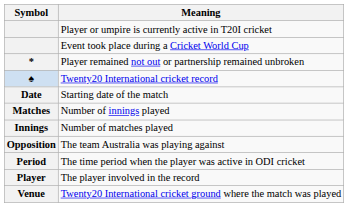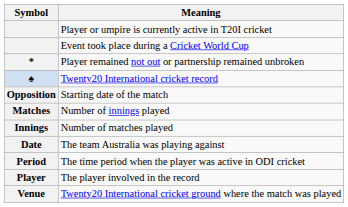(31, 95) Date -> (31, 95) Opposition
(31, 144) Opposition -> (31, 144) Date
